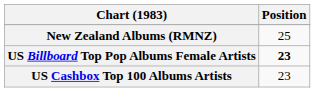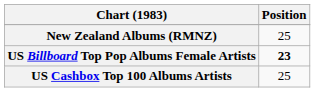(284, 76) 23 -> (284, 76) 25
